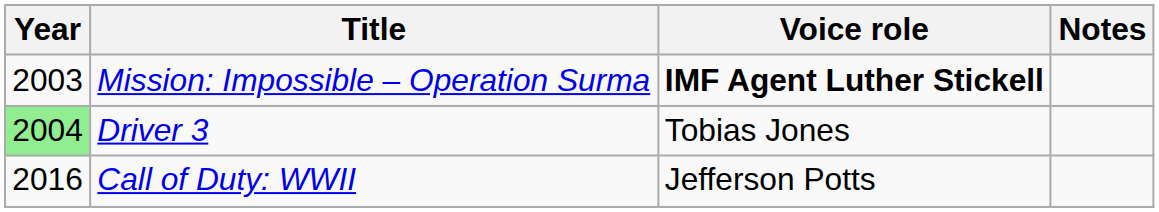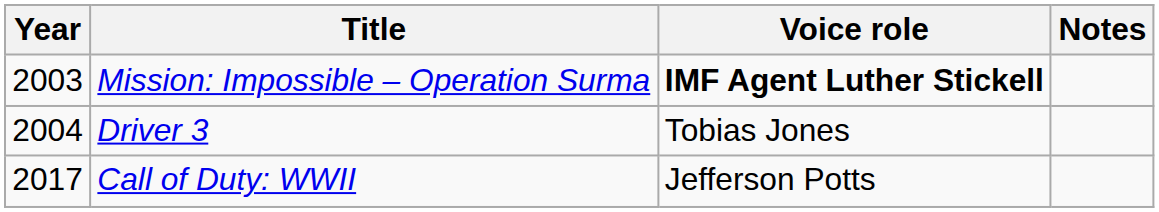(48, 130) lightgreen background -> (48, 130) no background
(48, 180) 2016 -> (48, 180) 2017
